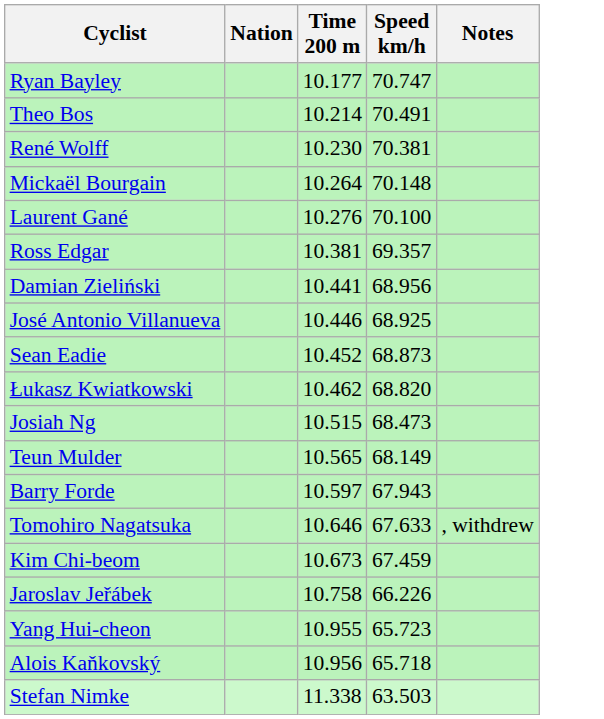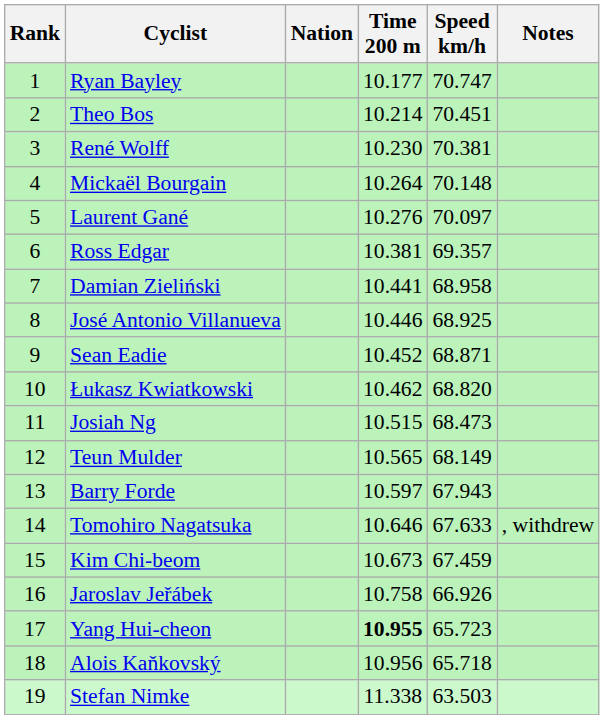+ column: (35, 33)
(402, 114) 70.491 -> (462, 114) 70.451
(402, 217) 70.100 -> (462, 217) 70.097
(402, 285) 68.956 -> (462, 285) 68.958
(402, 354) 68.873 -> (462, 354) 68.871
(402, 594) 66.226 -> (462, 594) 66.926
(332, 628) normal -> (393, 628) bold
